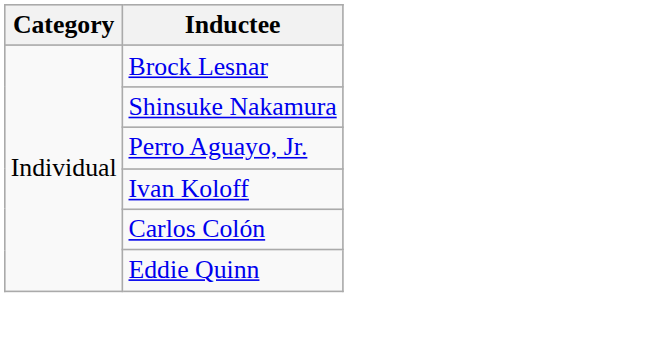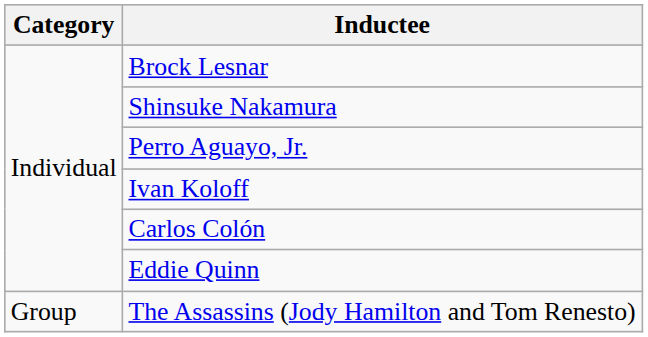+ row: (382, 310)
